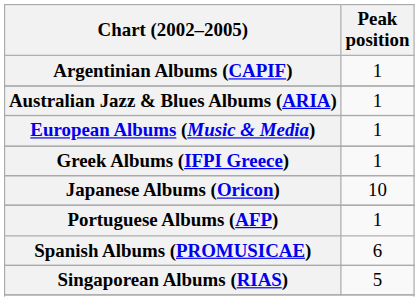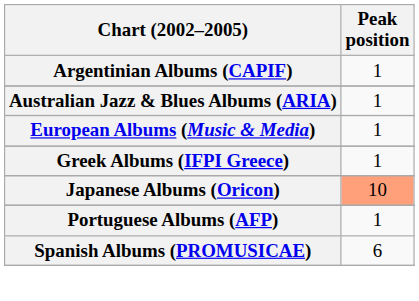(377, 190) no background -> (377, 190) lightsalmon background
- row: (173, 280)
